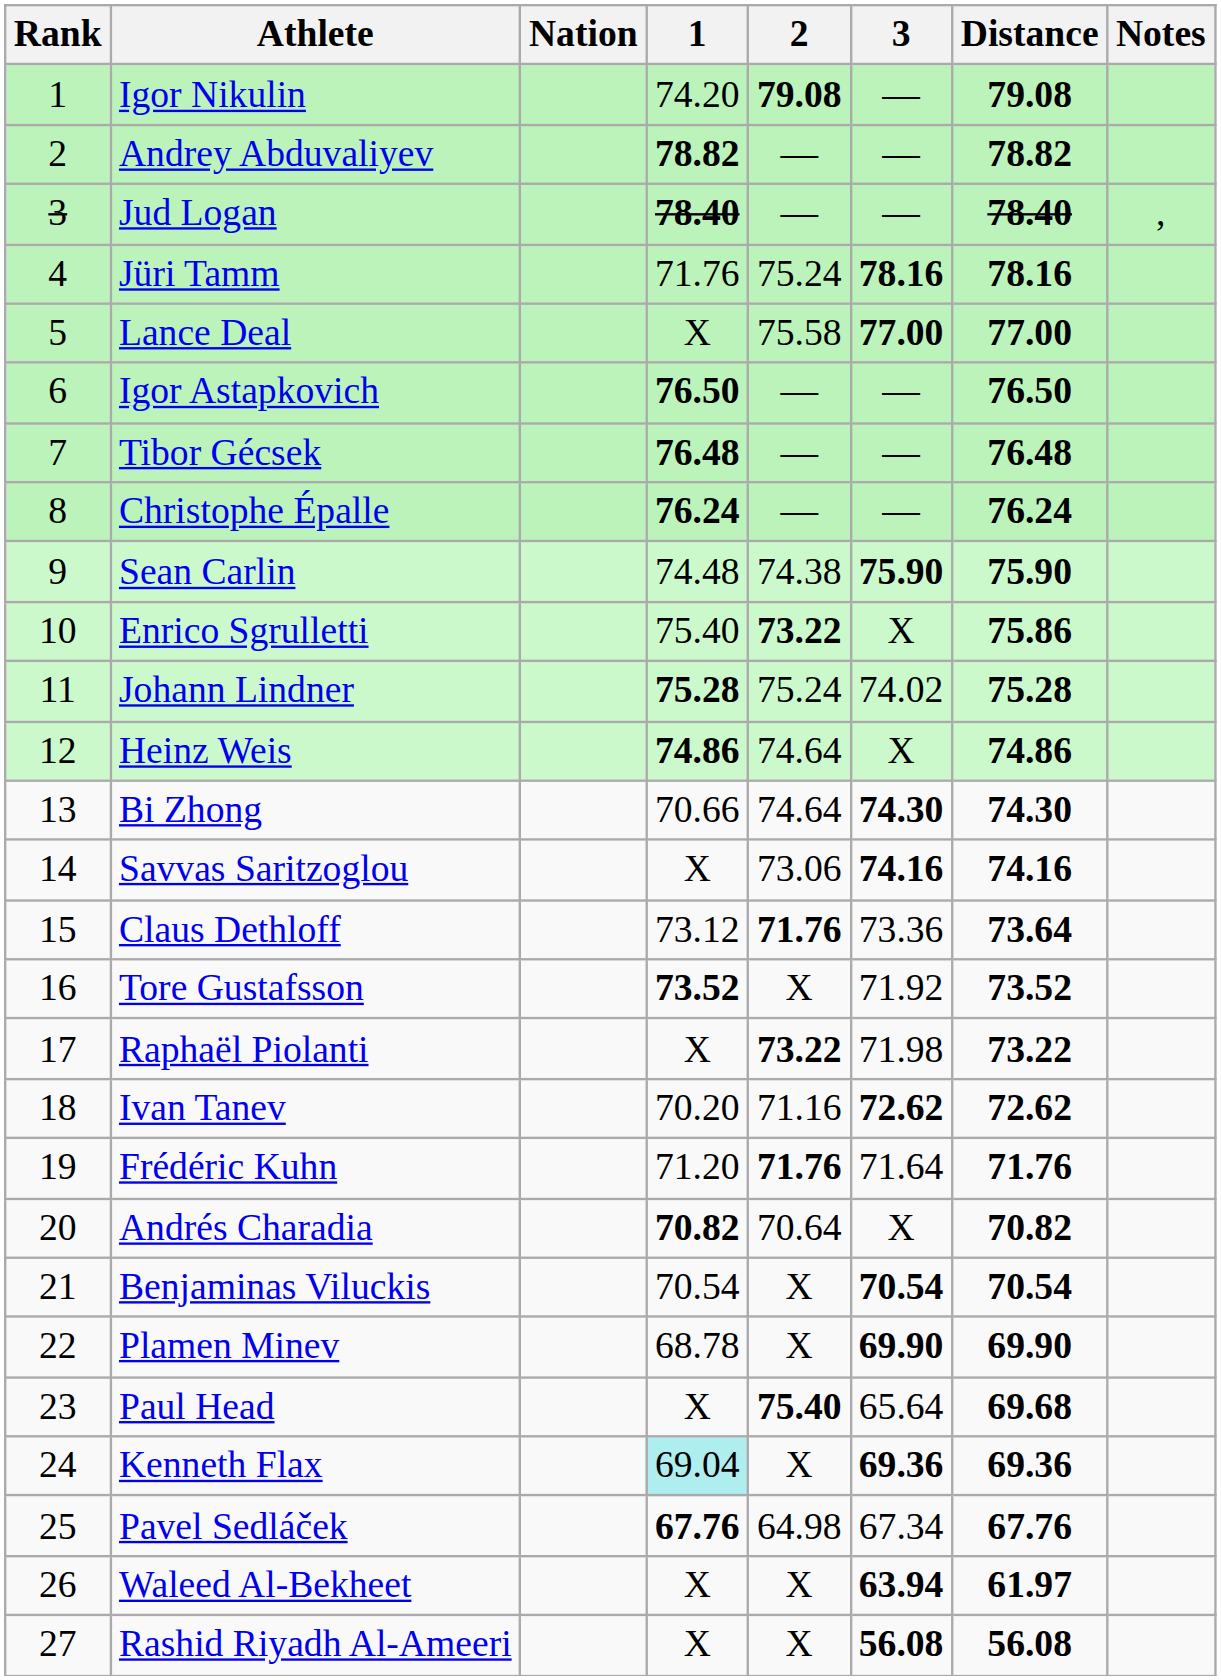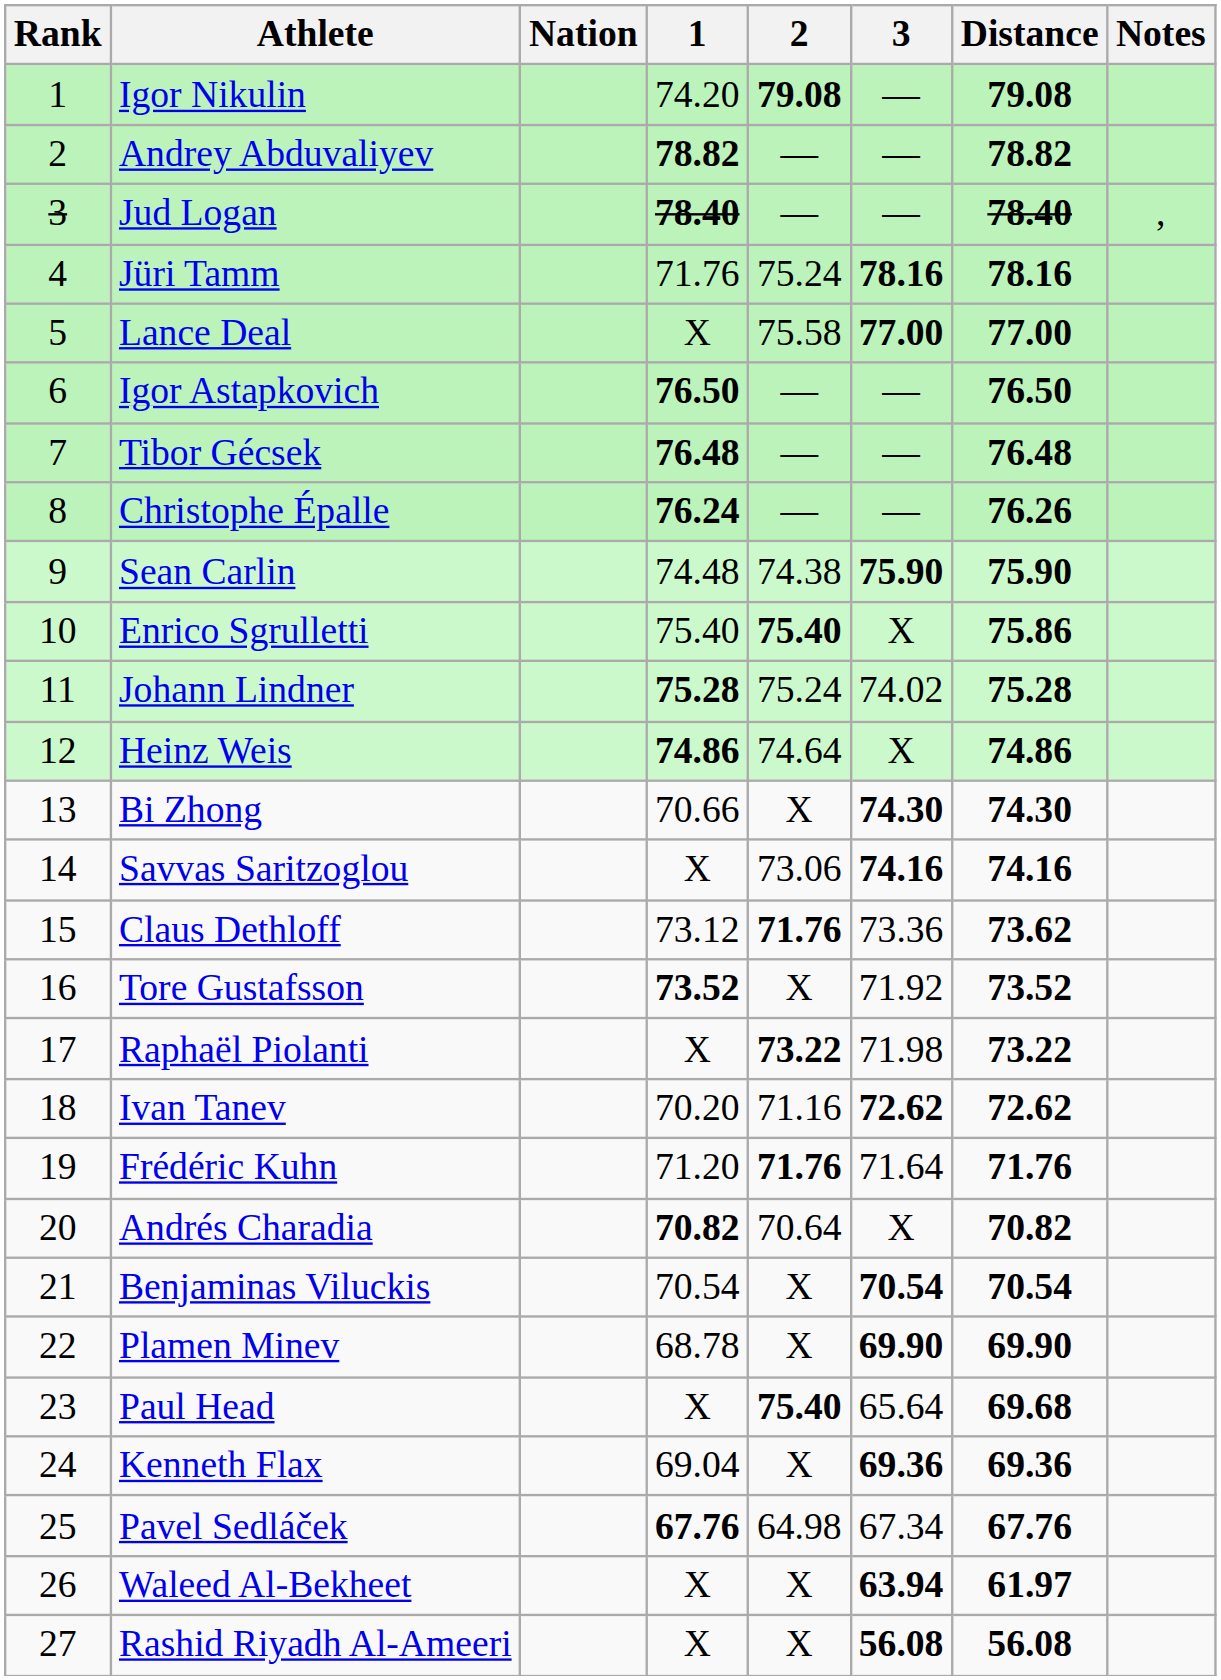(1030, 511) 76.24 -> (1030, 511) 76.26
(799, 630) 73.22 -> (799, 630) 75.40
(799, 809) 74.64 -> (799, 809) X
(1030, 928) 73.64 -> (1030, 928) 73.62
(697, 1465) paleturquoise background -> (697, 1465) no background
